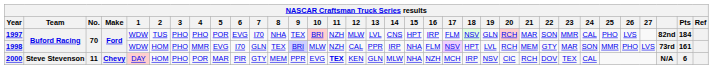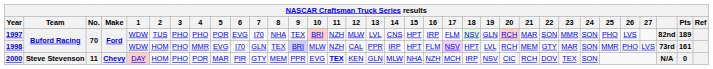(590, 34) CAL -> (590, 34) SON
(685, 34) 184 -> (685, 34) 189
(414, 47) NHA -> (414, 47) HPT
(590, 59) CAL -> (590, 59) SON
(685, 59) 6 -> (685, 59) 0
